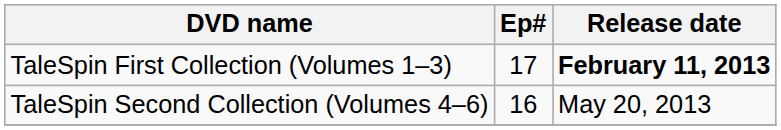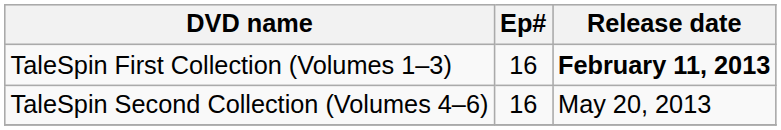(523, 64) 17 -> (523, 64) 16
